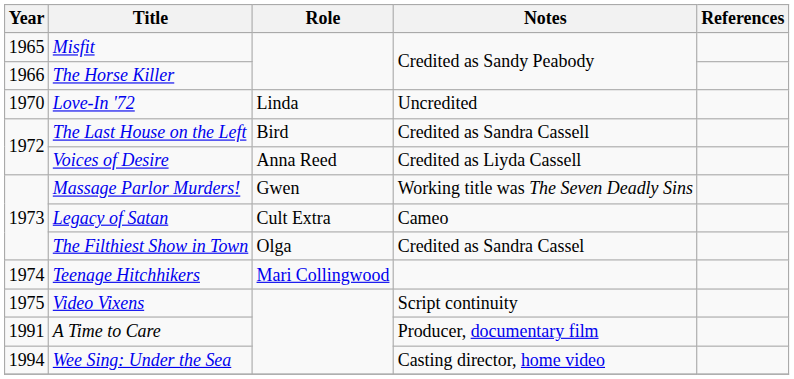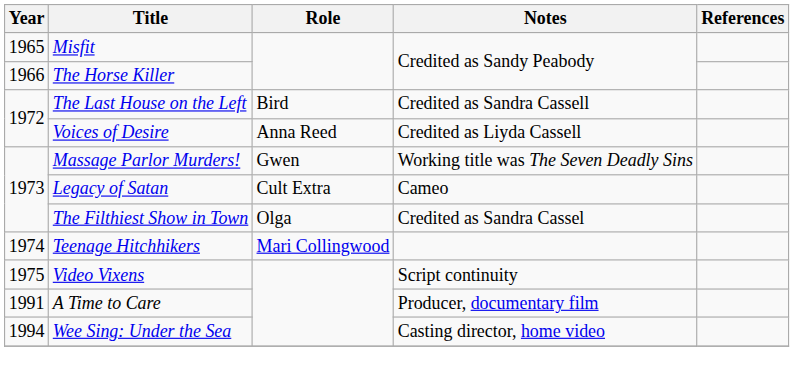- row: (94, 103)
